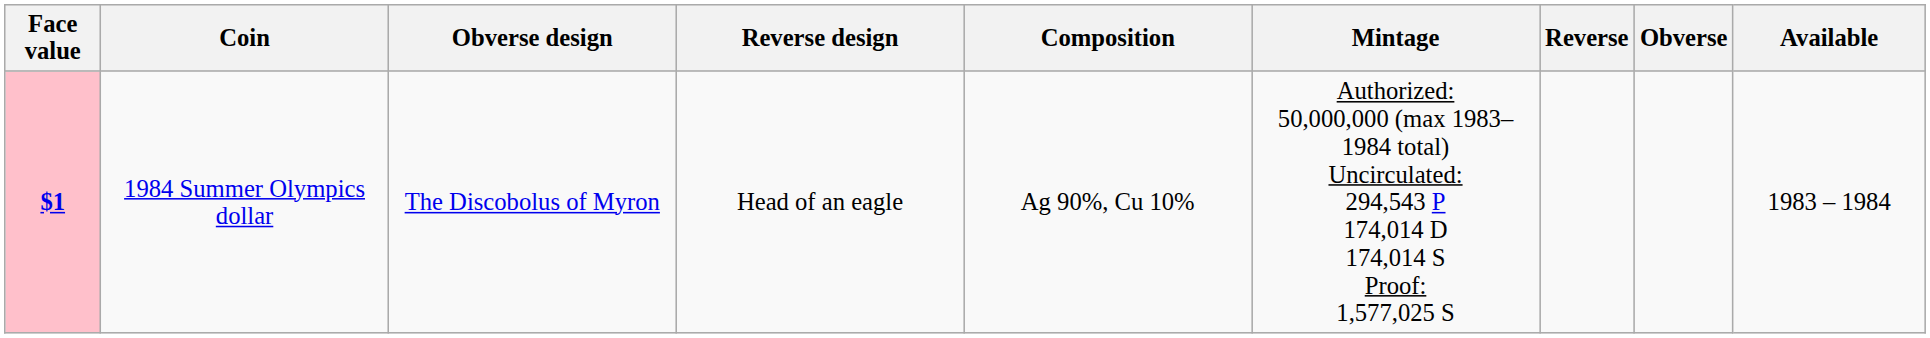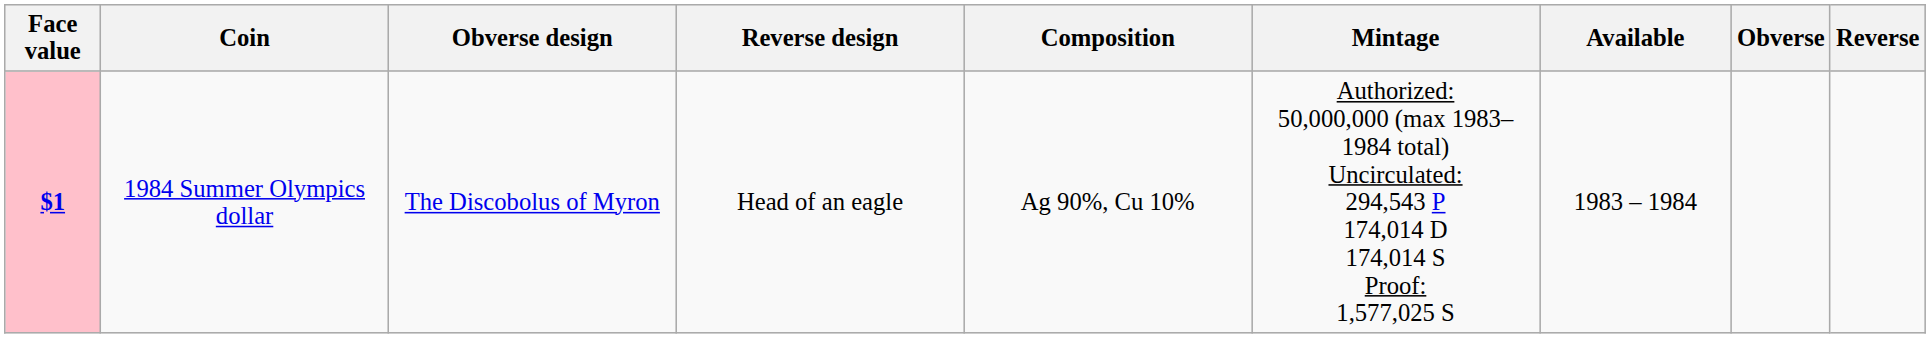columns swapped: (1829, 37) <-> (1587, 37)
